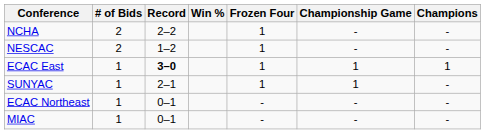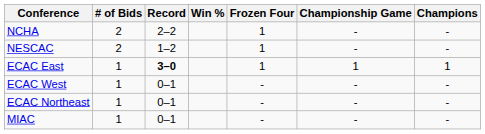- row: (30, 84)
+ row: (37, 84)
